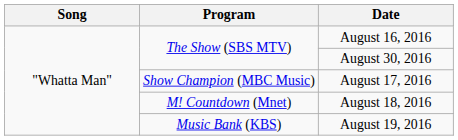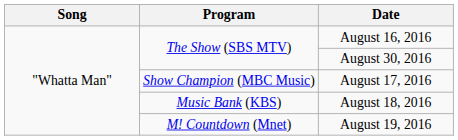(229, 102) M! Countdown (Mnet) -> (229, 102) Music Bank (KBS)
(229, 124) Music Bank (KBS) -> (229, 124) M! Countdown (Mnet)
